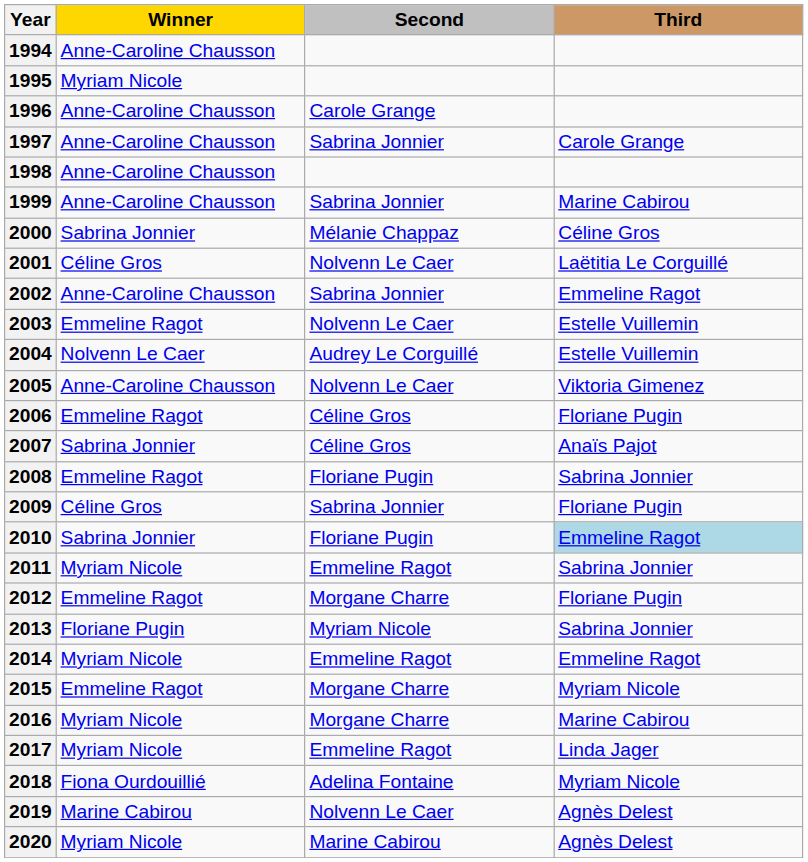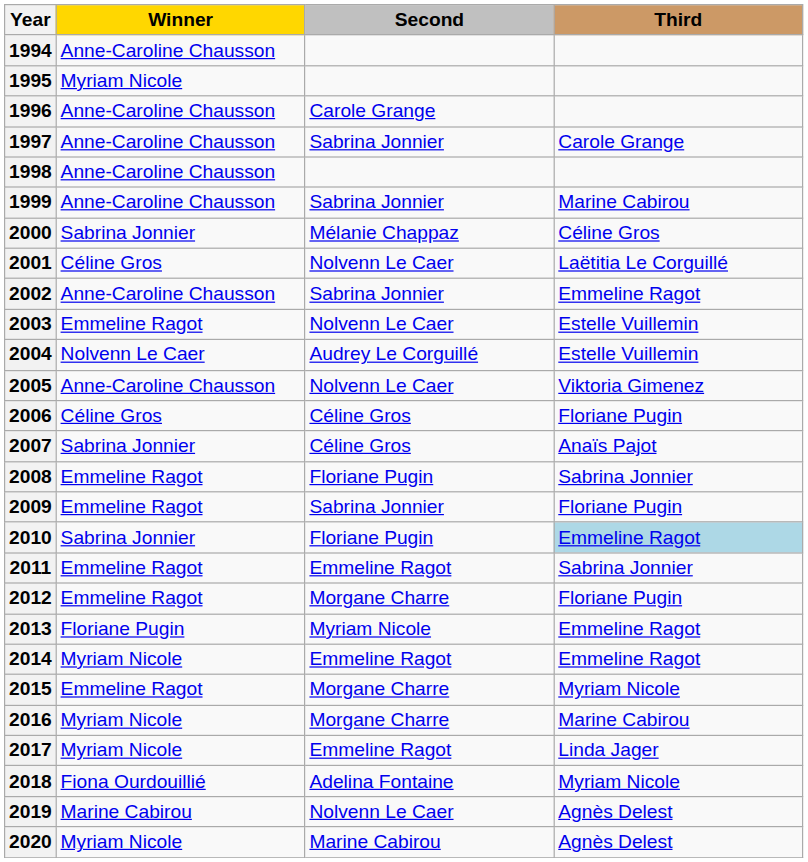(132, 415) Emmeline Ragot -> (111, 415) Céline Gros
(111, 506) Céline Gros -> (132, 506) Emmeline Ragot
(121, 567) Myriam Nicole -> (132, 567) Emmeline Ragot
(626, 628) Sabrina Jonnier -> (629, 628) Emmeline Ragot
